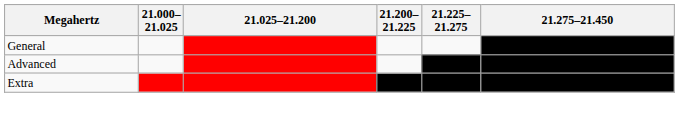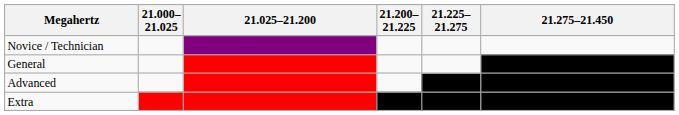+ row: (55, 46)
